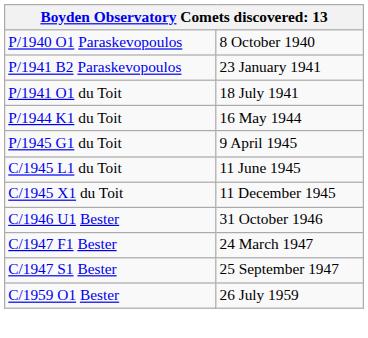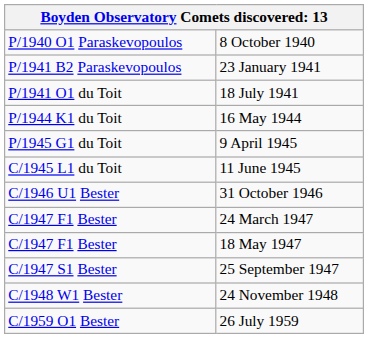- row: (278, 194)
+ row: (260, 244)
+ row: (279, 295)
